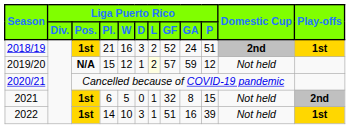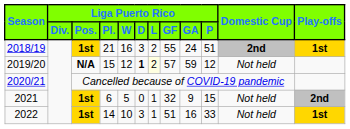(170, 48) 52 -> (170, 48) 55
(141, 65) normal -> (141, 65) bold
(191, 98) 8 -> (191, 98) 9
(210, 115) 39 -> (210, 115) 33
